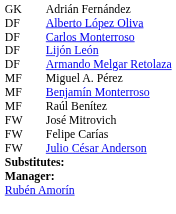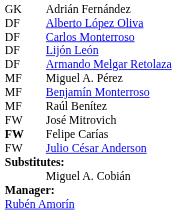(14, 134) normal -> (14, 134) bold
+ row: (88, 176)
